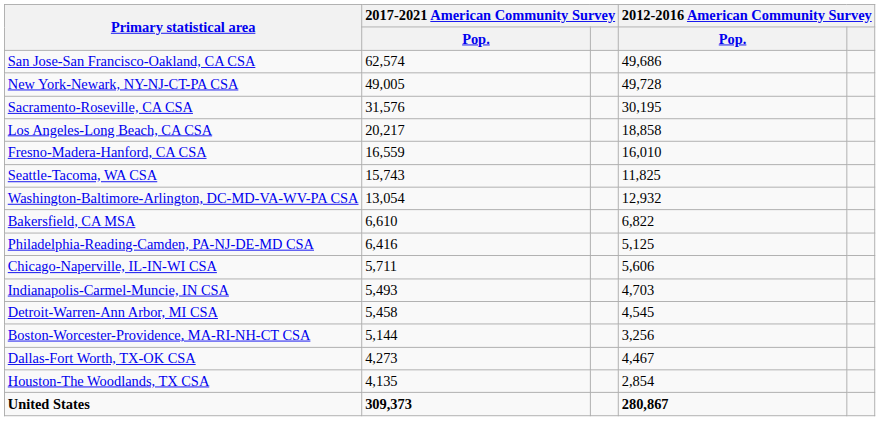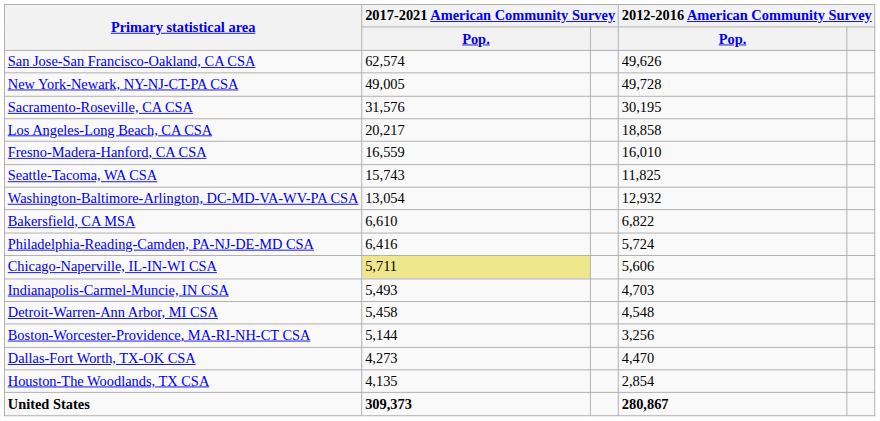(642, 61) 49,686 -> (642, 61) 49,626
(638, 244) 5,125 -> (638, 244) 5,724
(381, 267) no background -> (381, 267) khaki background
(638, 312) 4,545 -> (638, 312) 4,548
(638, 358) 4,467 -> (638, 358) 4,470
